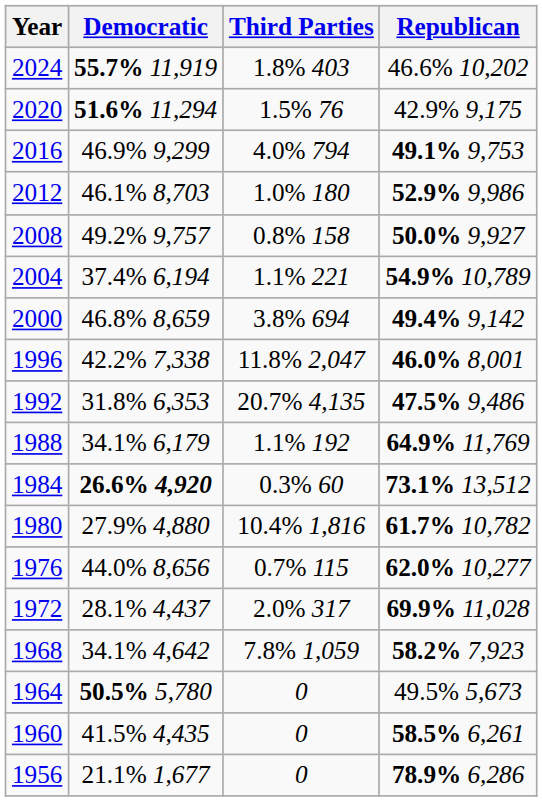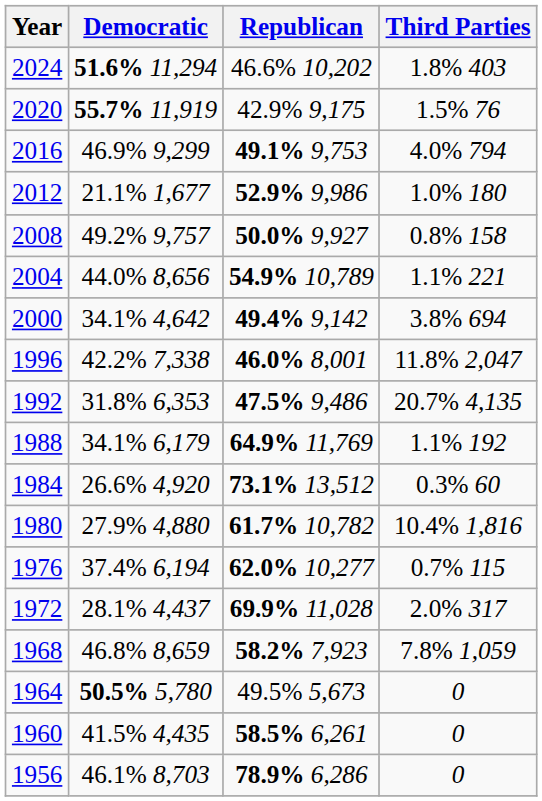columns swapped: (458, 26) <-> (301, 26)
(146, 68) 55.7% 11,919 -> (146, 68) 51.6% 11,294
(146, 109) 51.6% 11,294 -> (146, 109) 55.7% 11,919
(146, 192) 46.1% 8,703 -> (146, 192) 21.1% 1,677
(146, 276) 37.4% 6,194 -> (146, 276) 44.0% 8,656
(146, 317) 46.8% 8,659 -> (146, 317) 34.1% 4,642
(146, 484) bold -> (146, 484) normal
(146, 567) 44.0% 8,656 -> (146, 567) 37.4% 6,194
(146, 650) 34.1% 4,642 -> (146, 650) 46.8% 8,659
(146, 775) 21.1% 1,677 -> (146, 775) 46.1% 8,703
